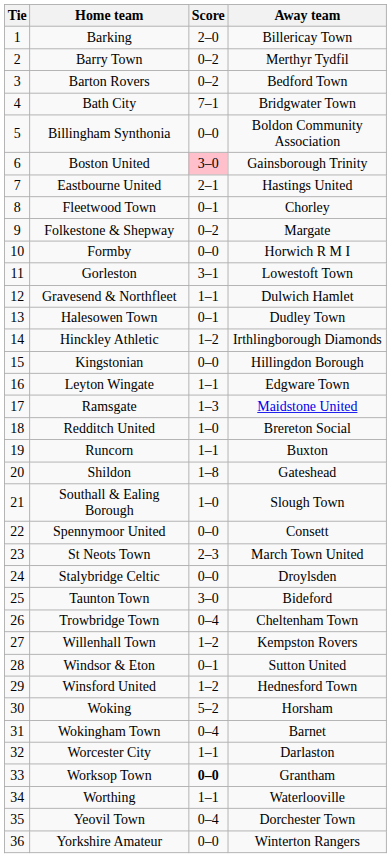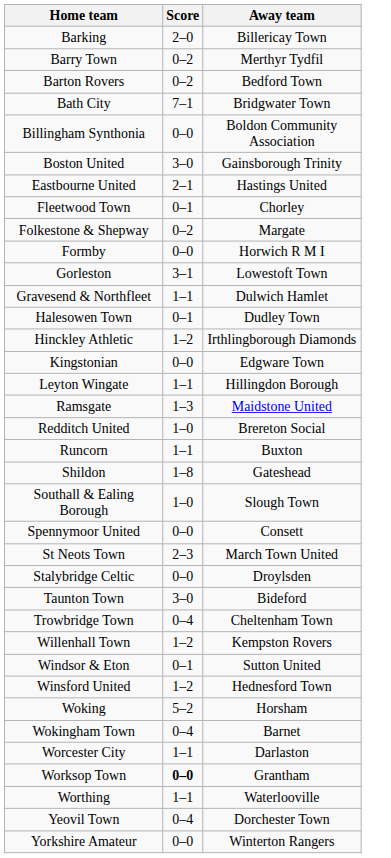- column: (17, 15)
(208, 163) pink background -> (183, 163) no background
(307, 362) Hillingdon Borough -> (282, 362) Edgware Town
(307, 384) Edgware Town -> (282, 384) Hillingdon Borough
